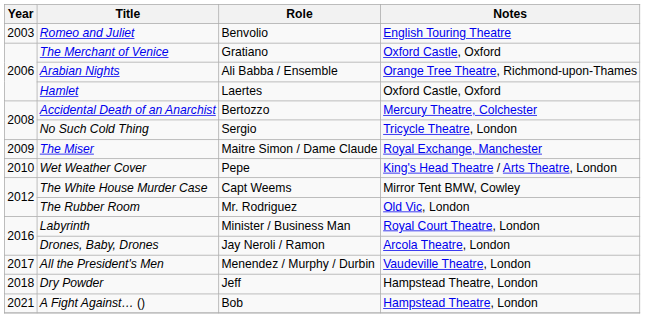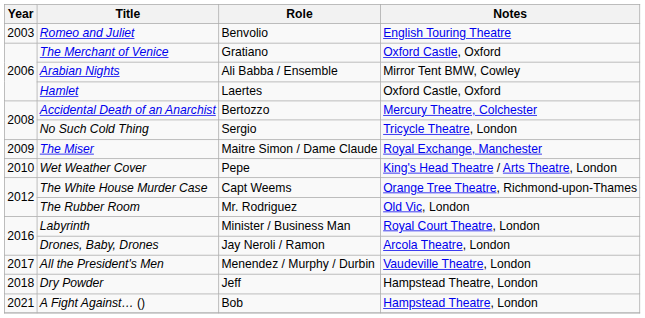(510, 71) Orange Tree Theatre, Richmond-upon-Thames -> (452, 71) Mirror Tent BMW, Cowley
(452, 187) Mirror Tent BMW, Cowley -> (510, 187) Orange Tree Theatre, Richmond-upon-Thames
